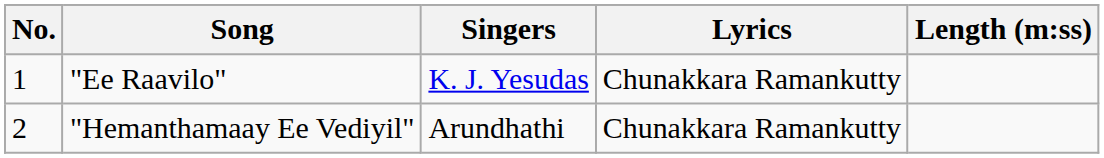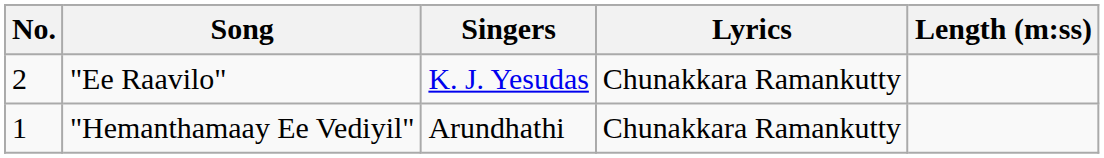(19, 78) 1 -> (19, 78) 2
(19, 128) 2 -> (19, 128) 1
